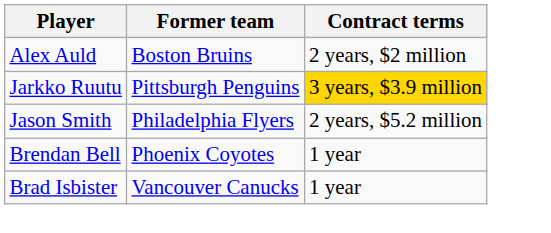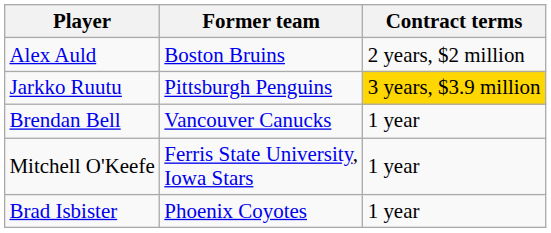- row: (60, 120)
(203, 154) Phoenix Coyotes -> (248, 120) Vancouver Canucks
+ row: (82, 165)
(215, 187) Vancouver Canucks -> (236, 210) Phoenix Coyotes
